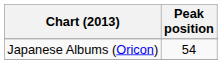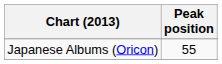(189, 49) 54 -> (189, 49) 55
